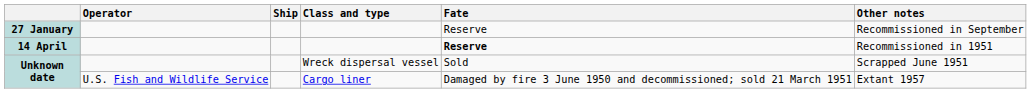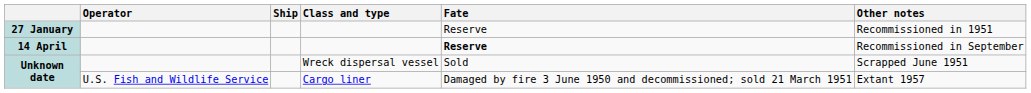(940, 30) Recommissioned in September -> (925, 30) Recommissioned in 1951
(925, 46) Recommissioned in 1951 -> (940, 46) Recommissioned in September
